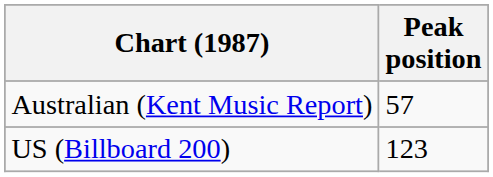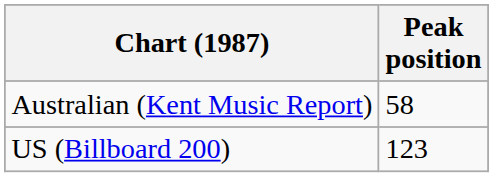(400, 103) 57 -> (400, 103) 58
